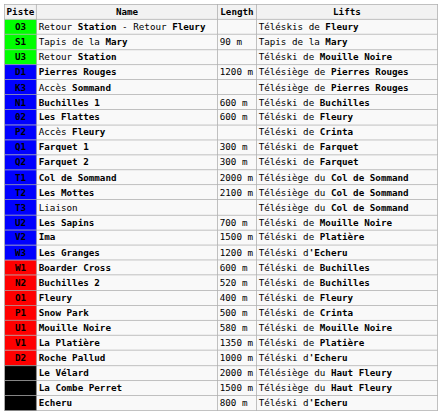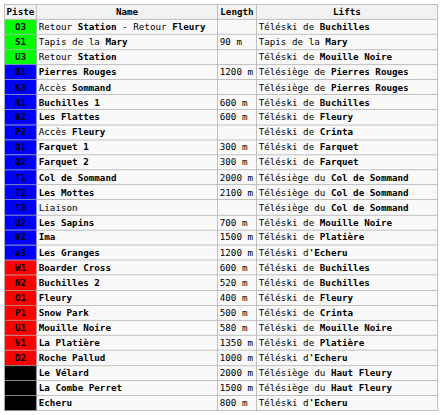(309, 27) Téléskis de Fleury -> (314, 27) Téléski de Buchilles
